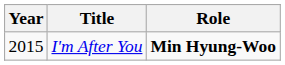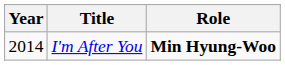(26, 45) 2015 -> (26, 45) 2014
